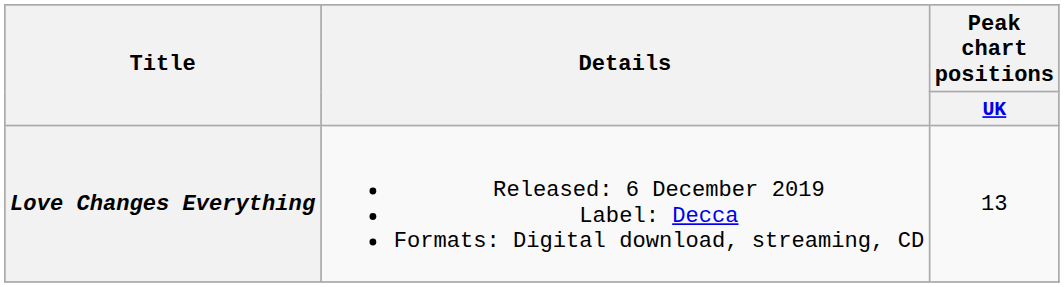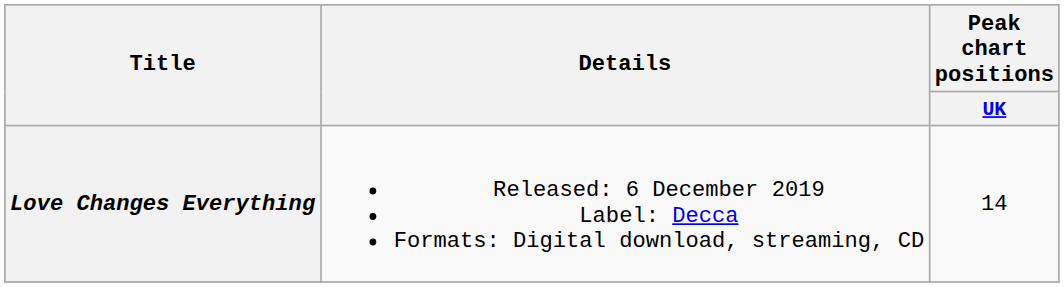(994, 204) 13 -> (994, 204) 14
